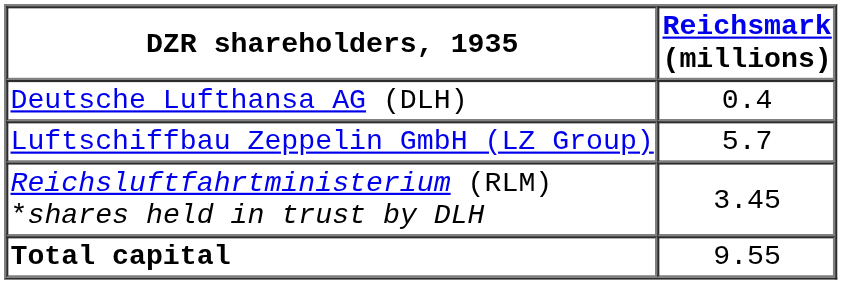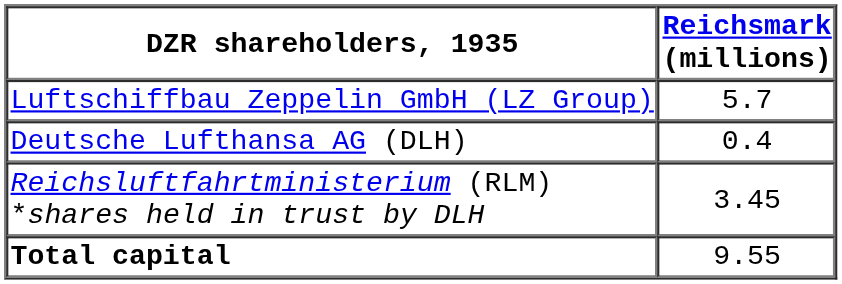rows swapped: (332, 142) <-> (239, 101)
